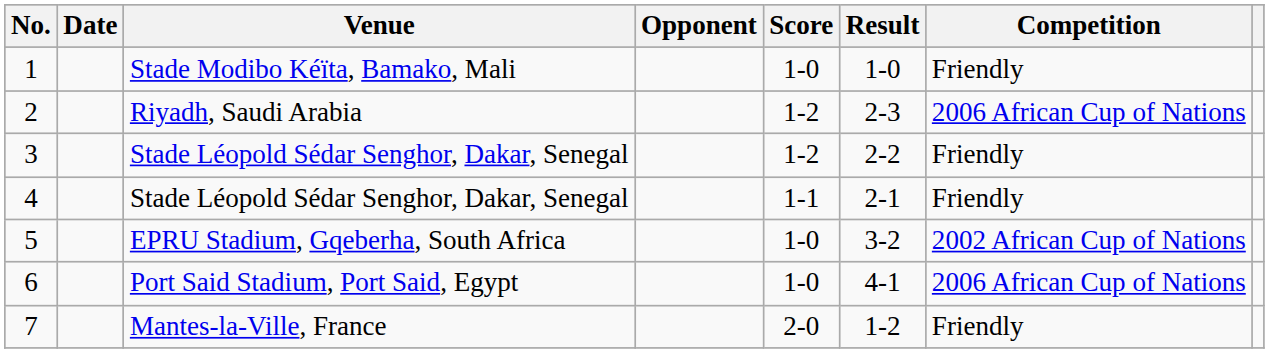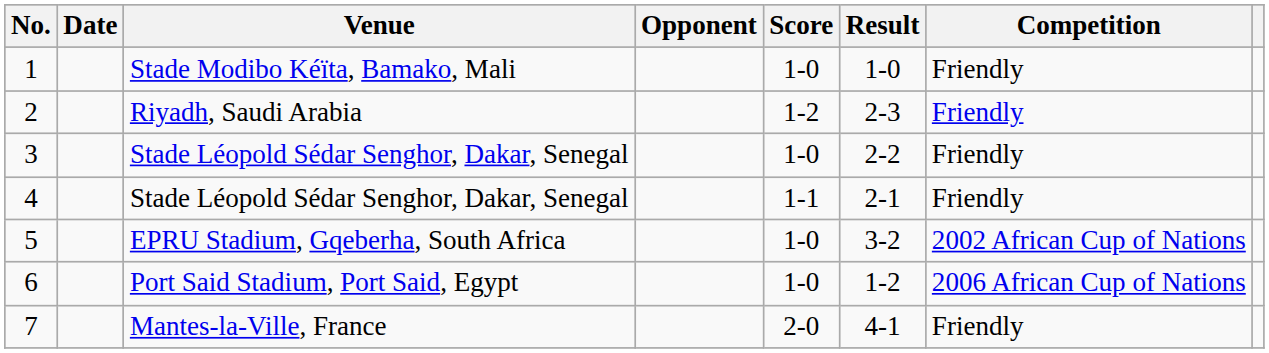(1089, 111) 2006 African Cup of Nations -> (978, 111) Friendly
(801, 154) 1-2 -> (801, 154) 1-0
(883, 283) 4-1 -> (883, 283) 1-2
(883, 326) 1-2 -> (883, 326) 4-1
